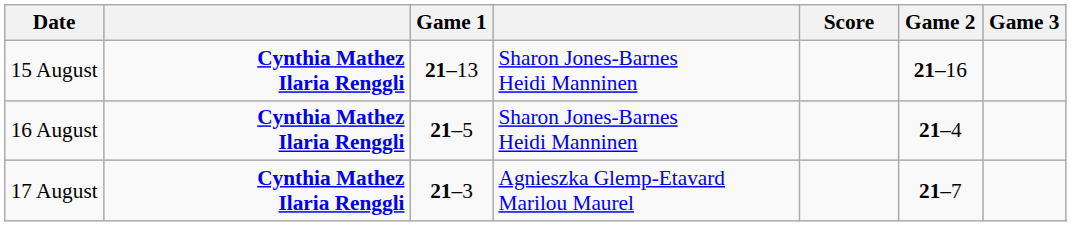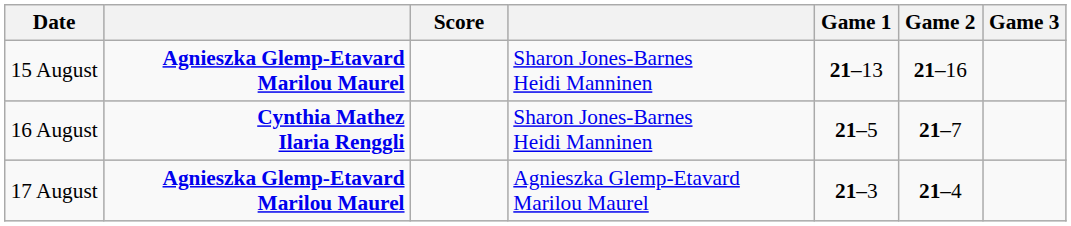columns swapped: (849, 22) <-> (452, 22)
(331, 70) Cynthia Mathez Ilaria Renggli -> (284, 70) Agnieszka Glemp-Etavard Marilou Maurel
(940, 130) 21–4 -> (940, 130) 21–7
(331, 190) Cynthia Mathez Ilaria Renggli -> (284, 190) Agnieszka Glemp-Etavard Marilou Maurel
(940, 190) 21–7 -> (940, 190) 21–4
